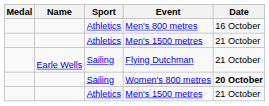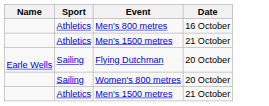- column: (19, 12)
(238, 60) 21 October -> (208, 60) 20 October
(239, 80) bold -> (208, 80) normal
